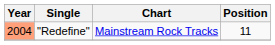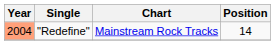(245, 31) 11 -> (245, 31) 14
